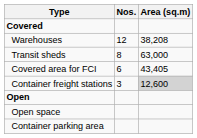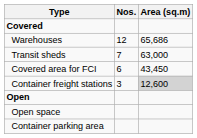(154, 41) 38,208 -> (154, 41) 65,686
(119, 55) 8 -> (119, 55) 7
(154, 69) 43,405 -> (154, 69) 43,450
